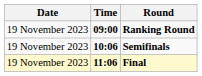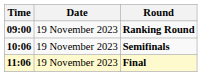columns swapped: (48, 12) <-> (105, 12)
